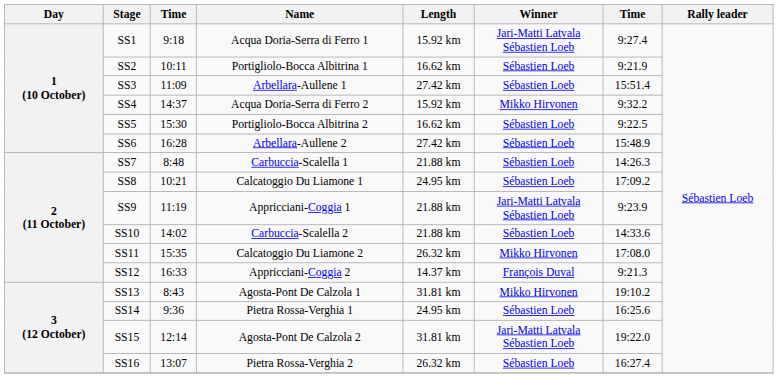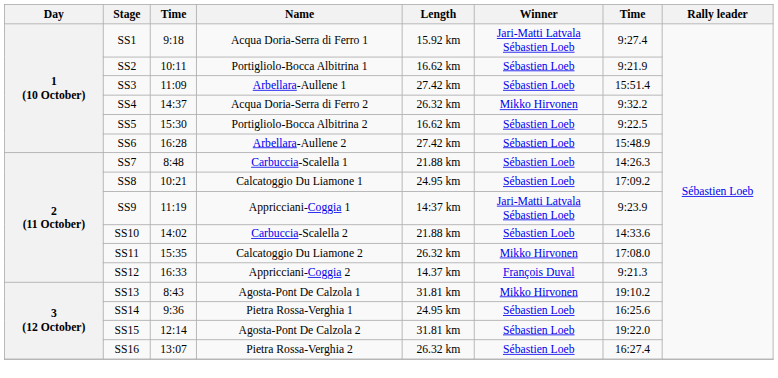(438, 105) 15.92 km -> (438, 105) 26.32 km
(438, 208) 21.88 km -> (438, 208) 14:37 km
(539, 337) Jari-Matti Latvala Sébastien Loeb -> (539, 330) Sébastien Loeb
